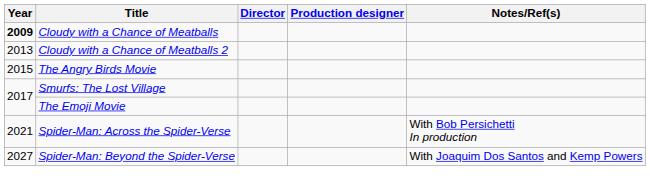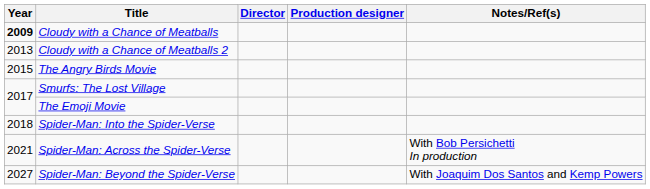+ row: (127, 124)
